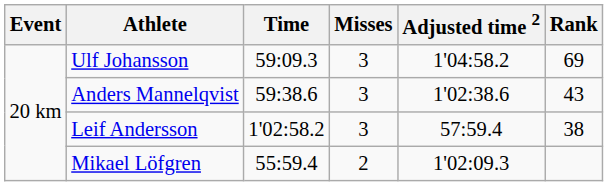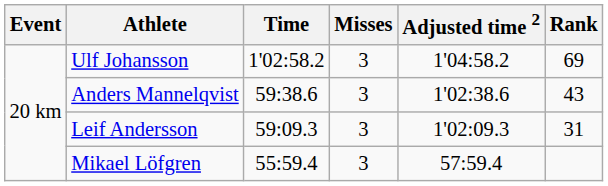(287, 61) 59:09.3 -> (287, 61) 1'02:58.2
(287, 129) 1'02:58.2 -> (287, 129) 59:09.3
(471, 129) 57:59.4 -> (471, 129) 1'02:09.3
(574, 129) 38 -> (574, 129) 31
(363, 163) 2 -> (363, 163) 3
(471, 163) 1'02:09.3 -> (471, 163) 57:59.4
